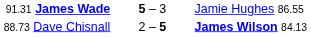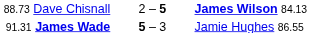rows swapped: (57, 26) <-> (58, 9)
